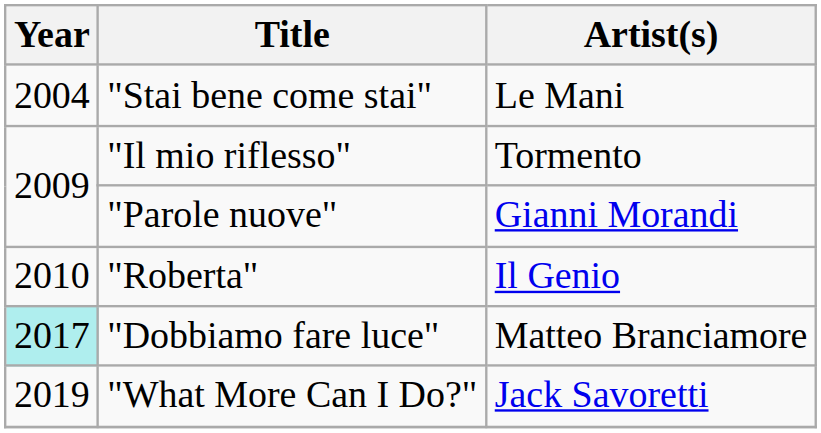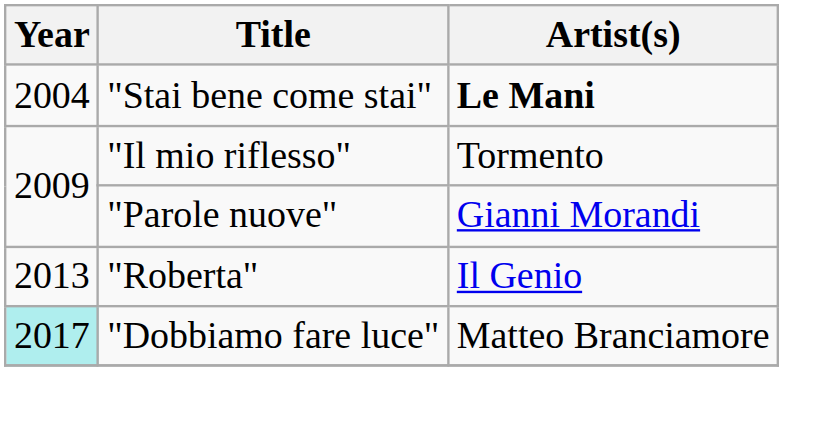(560, 94) normal -> (526, 94) bold
(52, 275) 2010 -> (52, 275) 2013
- row: (292, 395)
